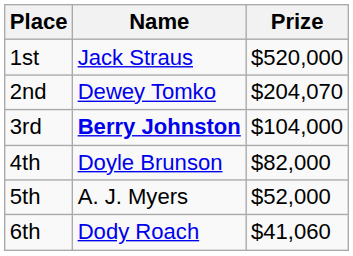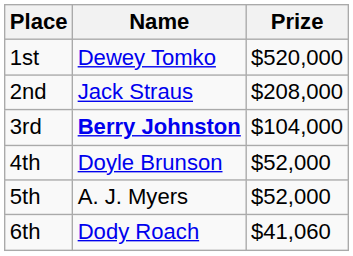(135, 57) Jack Straus -> (147, 57) Dewey Tomko
(147, 92) Dewey Tomko -> (135, 92) Jack Straus
(297, 92) $204,070 -> (297, 92) $208,000
(291, 162) $82,000 -> (291, 162) $52,000
